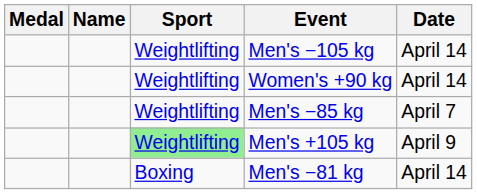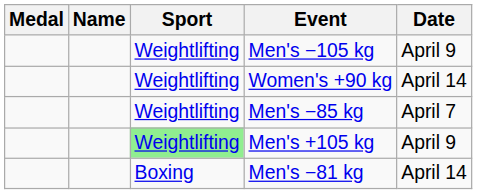(434, 50) April 14 -> (429, 50) April 9
